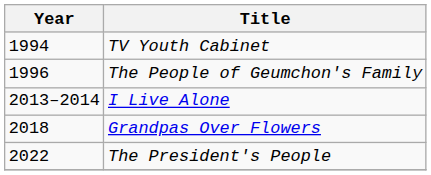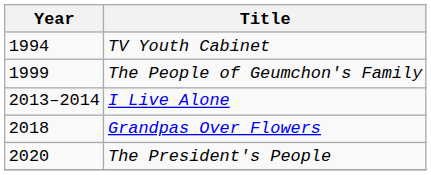(29, 74) 1996 -> (29, 74) 1999
(29, 156) 2022 -> (29, 156) 2020
